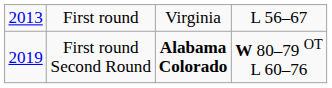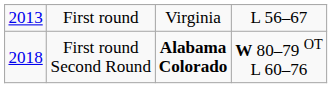(26, 57) 2019 -> (26, 57) 2018
